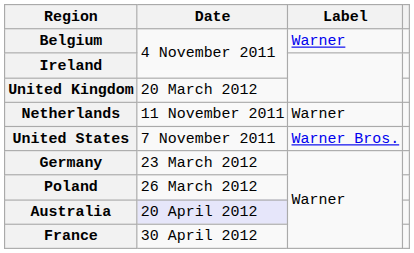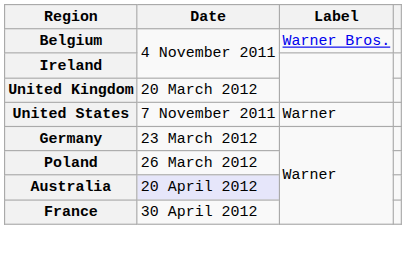(318, 41) Warner -> (336, 41) Warner Bros.
- row: (71, 114)
(345, 139) Warner Bros. -> (309, 114) Warner
